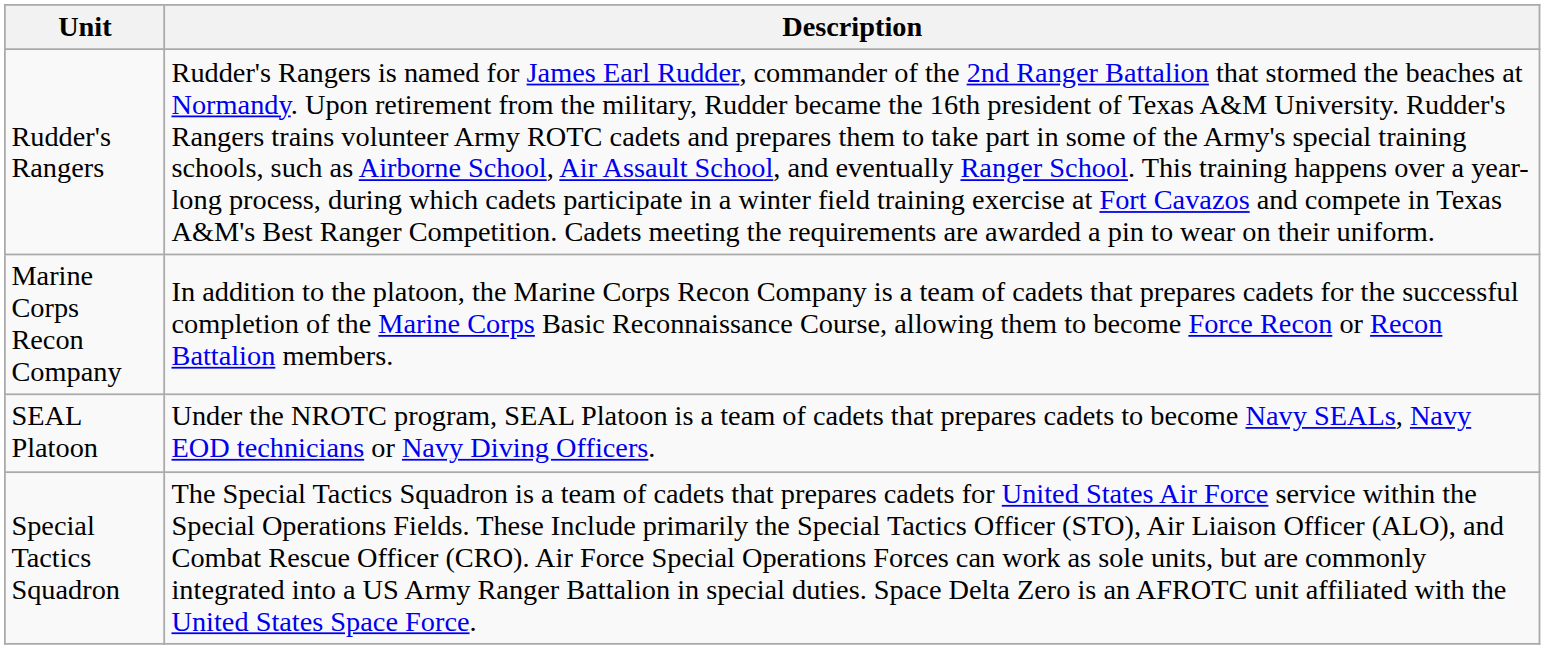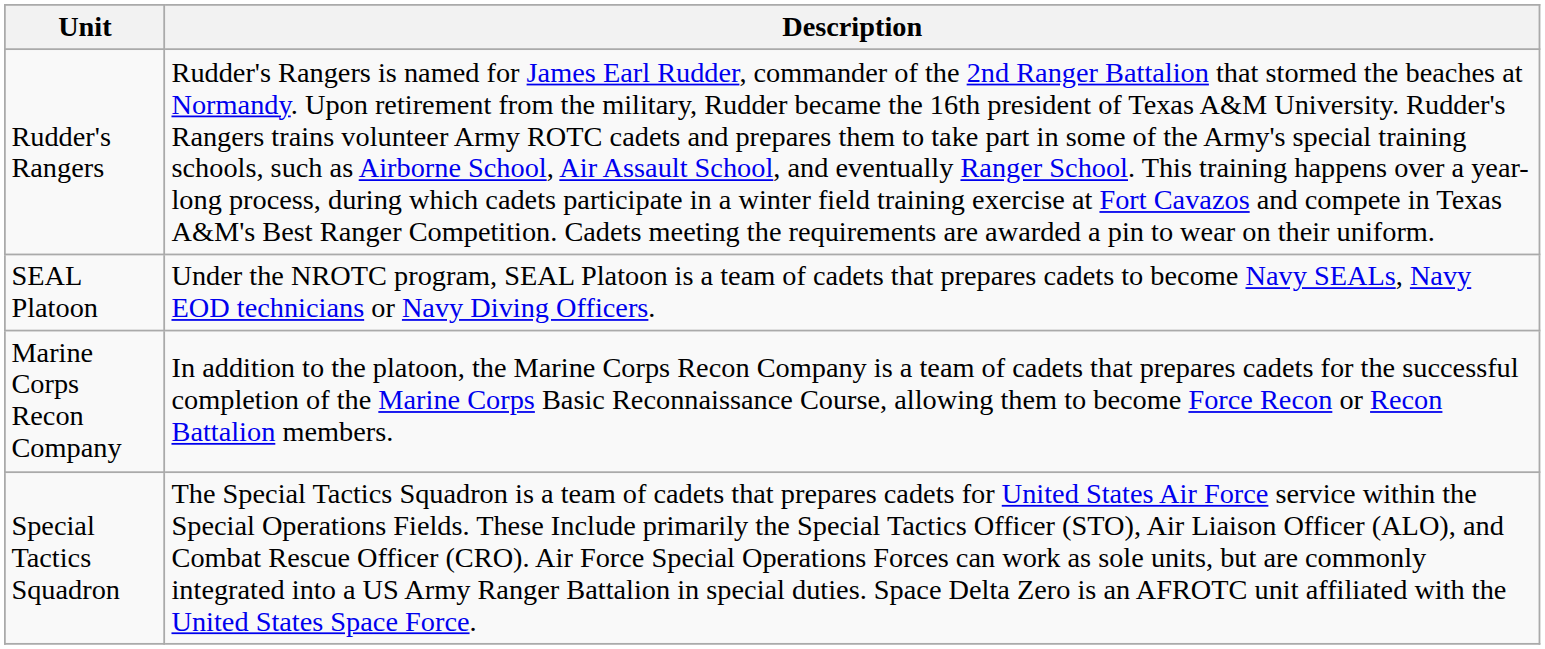rows swapped: (55, 432) <-> (66, 323)
